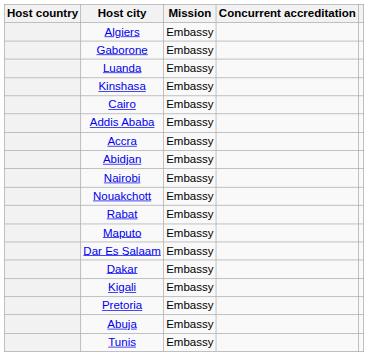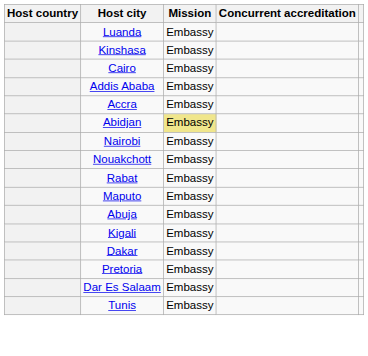- row: (122, 31)
- row: (122, 50)
(190, 159) no background -> (190, 123) khaki background
rows swapped: (122, 324) <-> (122, 251)
rows swapped: (122, 287) <-> (122, 269)
